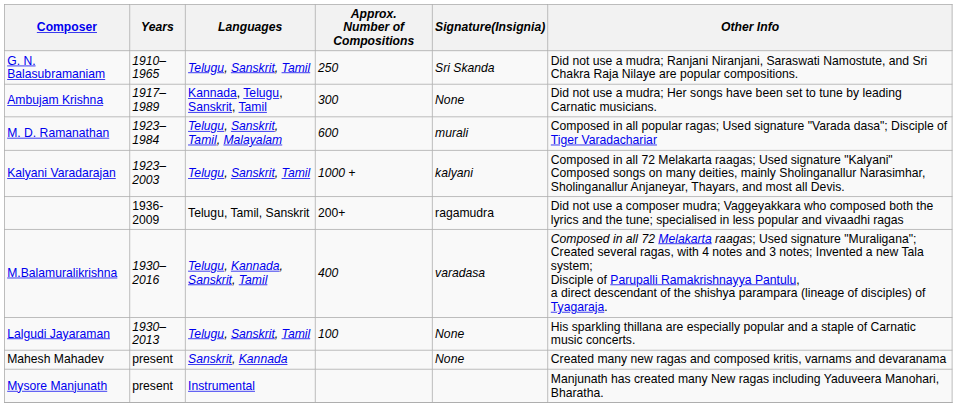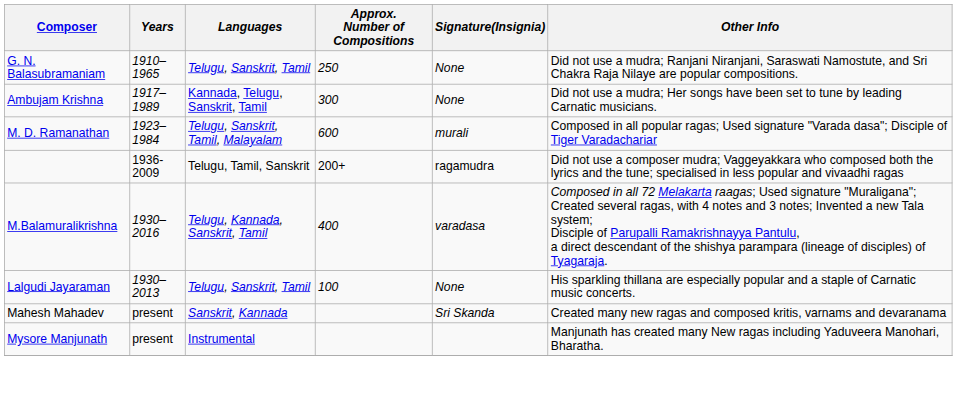(465, 67) Sri Skanda -> (450, 67) None
- row: (61, 173)
(450, 359) None -> (465, 313) Sri Skanda
